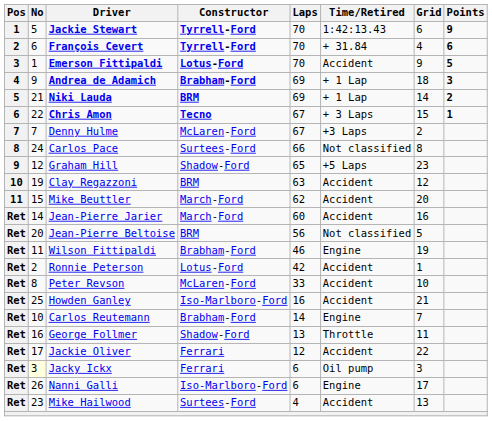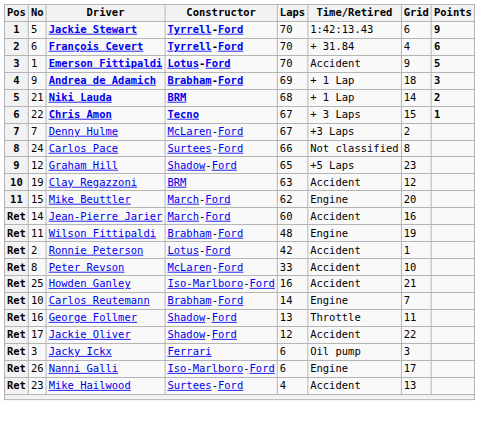(299, 98) 69 -> (286, 98) 68
(348, 200) Accident -> (329, 200) Engine
- row: (112, 234)
(299, 250) 46 -> (286, 234) 48
(202, 352) Ferrari -> (202, 335) Shadow-Ford
(34, 369) lightyellow background -> (34, 352) no background
